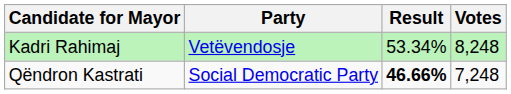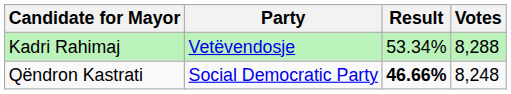(477, 46) 8,248 -> (477, 46) 8,288
(477, 74) 7,248 -> (477, 74) 8,248
